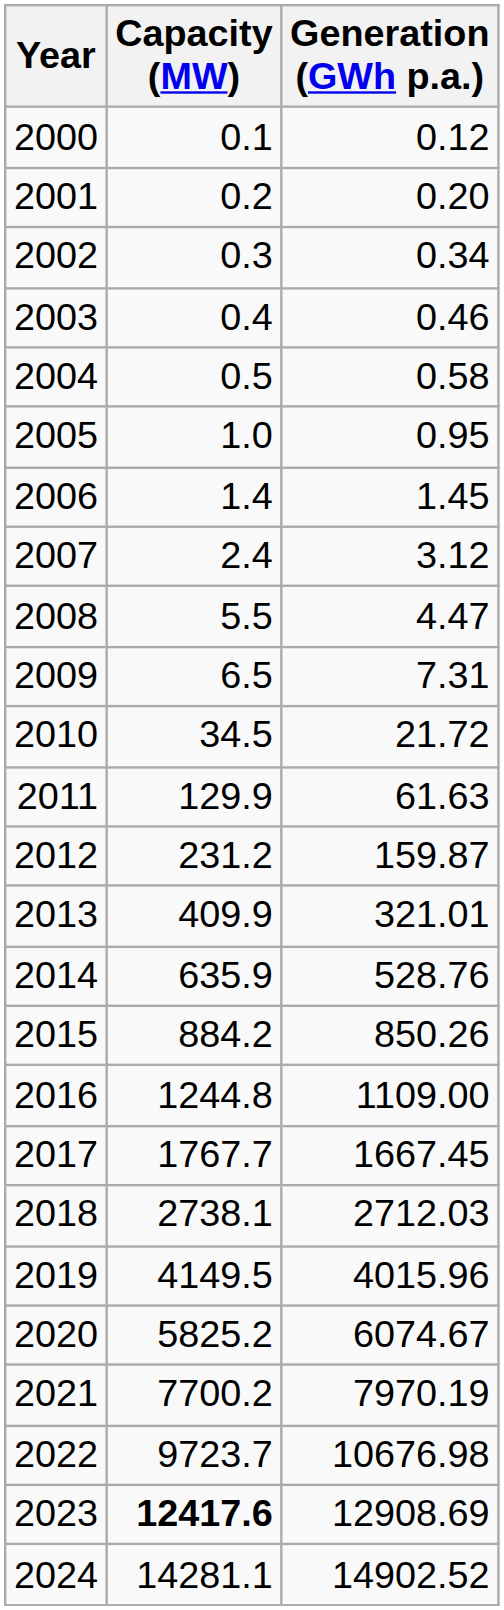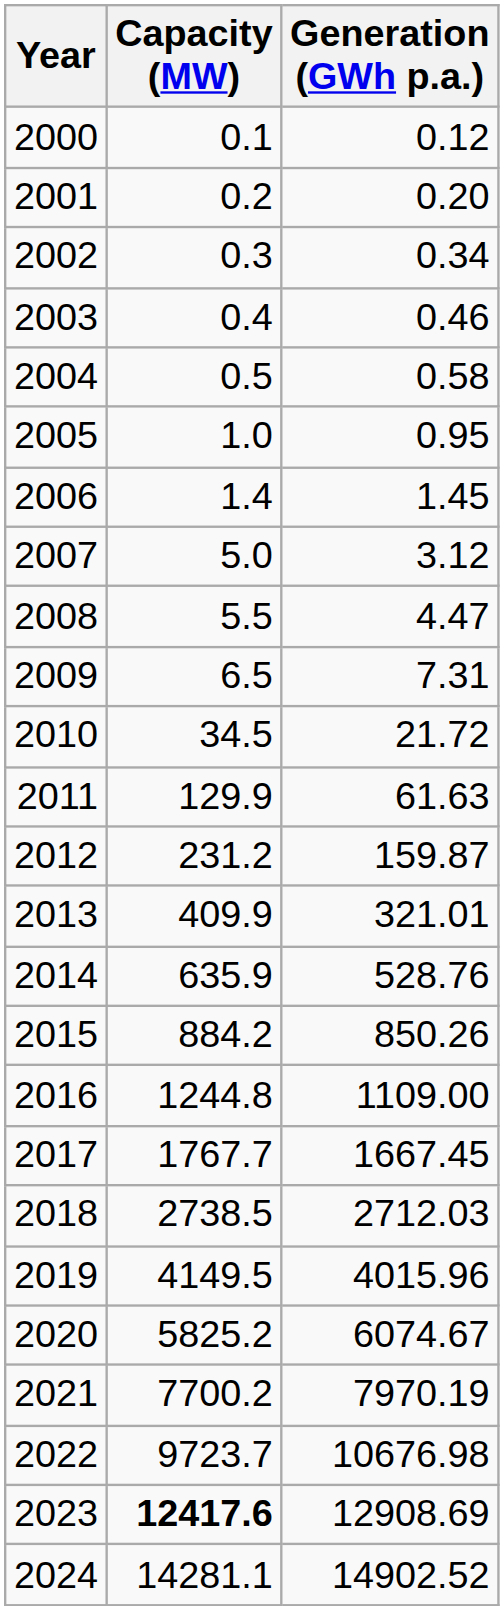(246, 556) 2.4 -> (246, 556) 5.0
(215, 1214) 2738.1 -> (215, 1214) 2738.5
